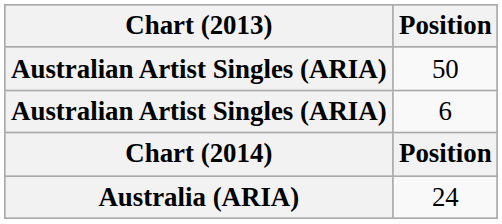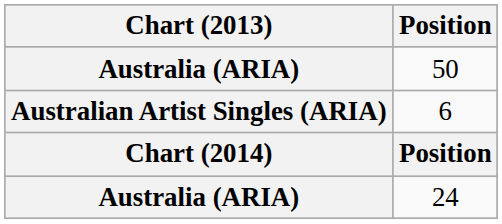(199, 68) Australian Artist Singles (ARIA) -> (199, 68) Australia (ARIA)
